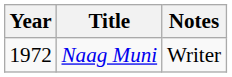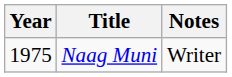(31, 54) 1972 -> (31, 54) 1975
